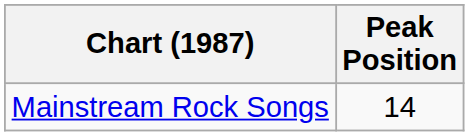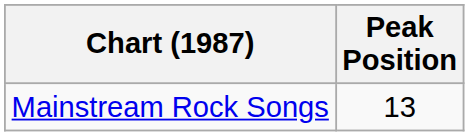(400, 106) 14 -> (400, 106) 13
